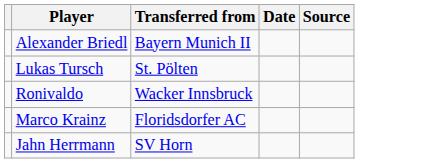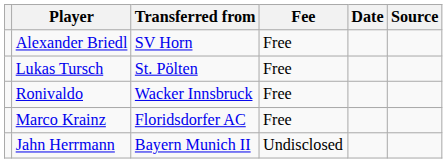+ column: (303, 17)
(193, 42) Bayern Munich II -> (164, 42) SV Horn
(164, 145) SV Horn -> (193, 145) Bayern Munich II
